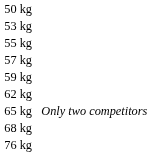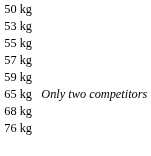- row: (18, 94)
